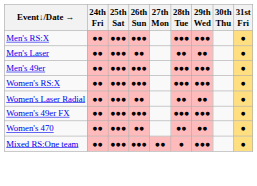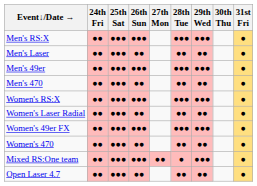+ row: (24, 83)
+ row: (33, 174)
